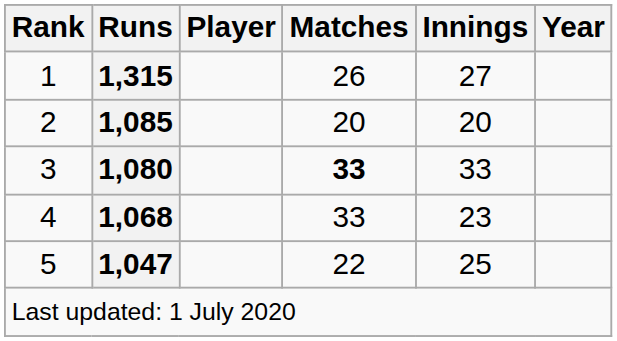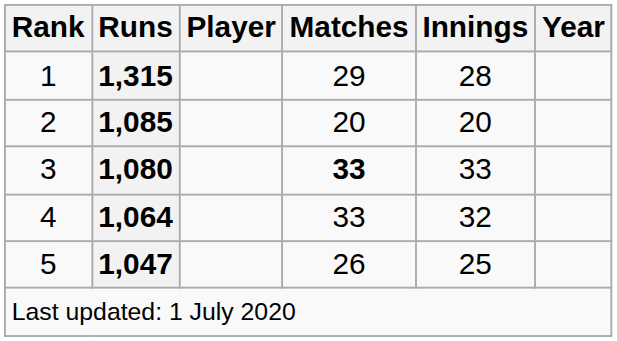(349, 75) 26 -> (349, 75) 29
(475, 75) 27 -> (475, 75) 28
(136, 216) 1,068 -> (136, 216) 1,064
(475, 216) 23 -> (475, 216) 32
(349, 264) 22 -> (349, 264) 26
